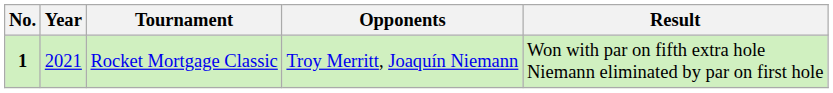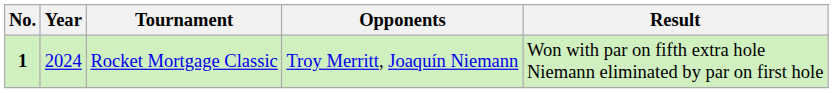(63, 61) 2021 -> (63, 61) 2024
